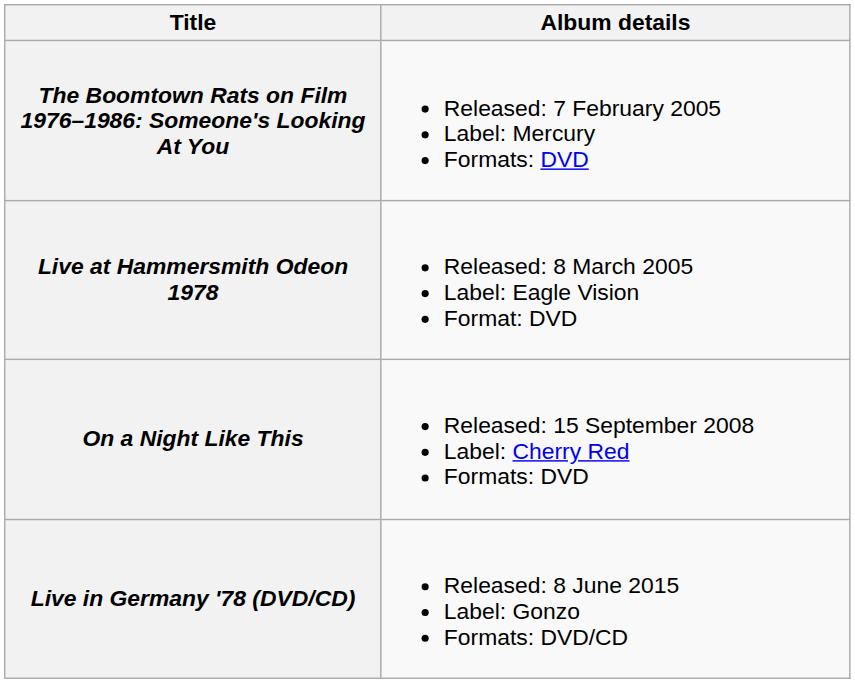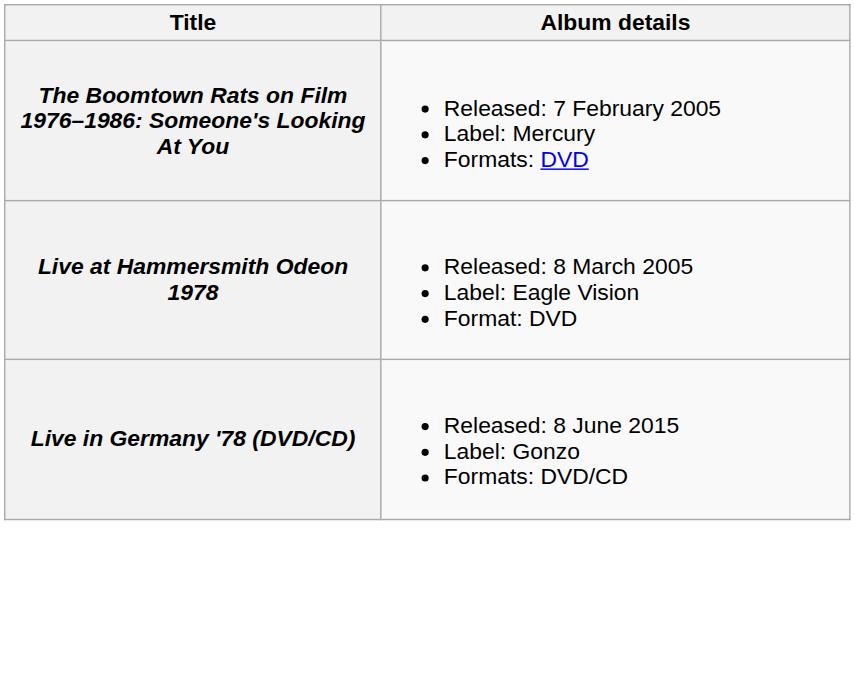- row: (193, 438)
